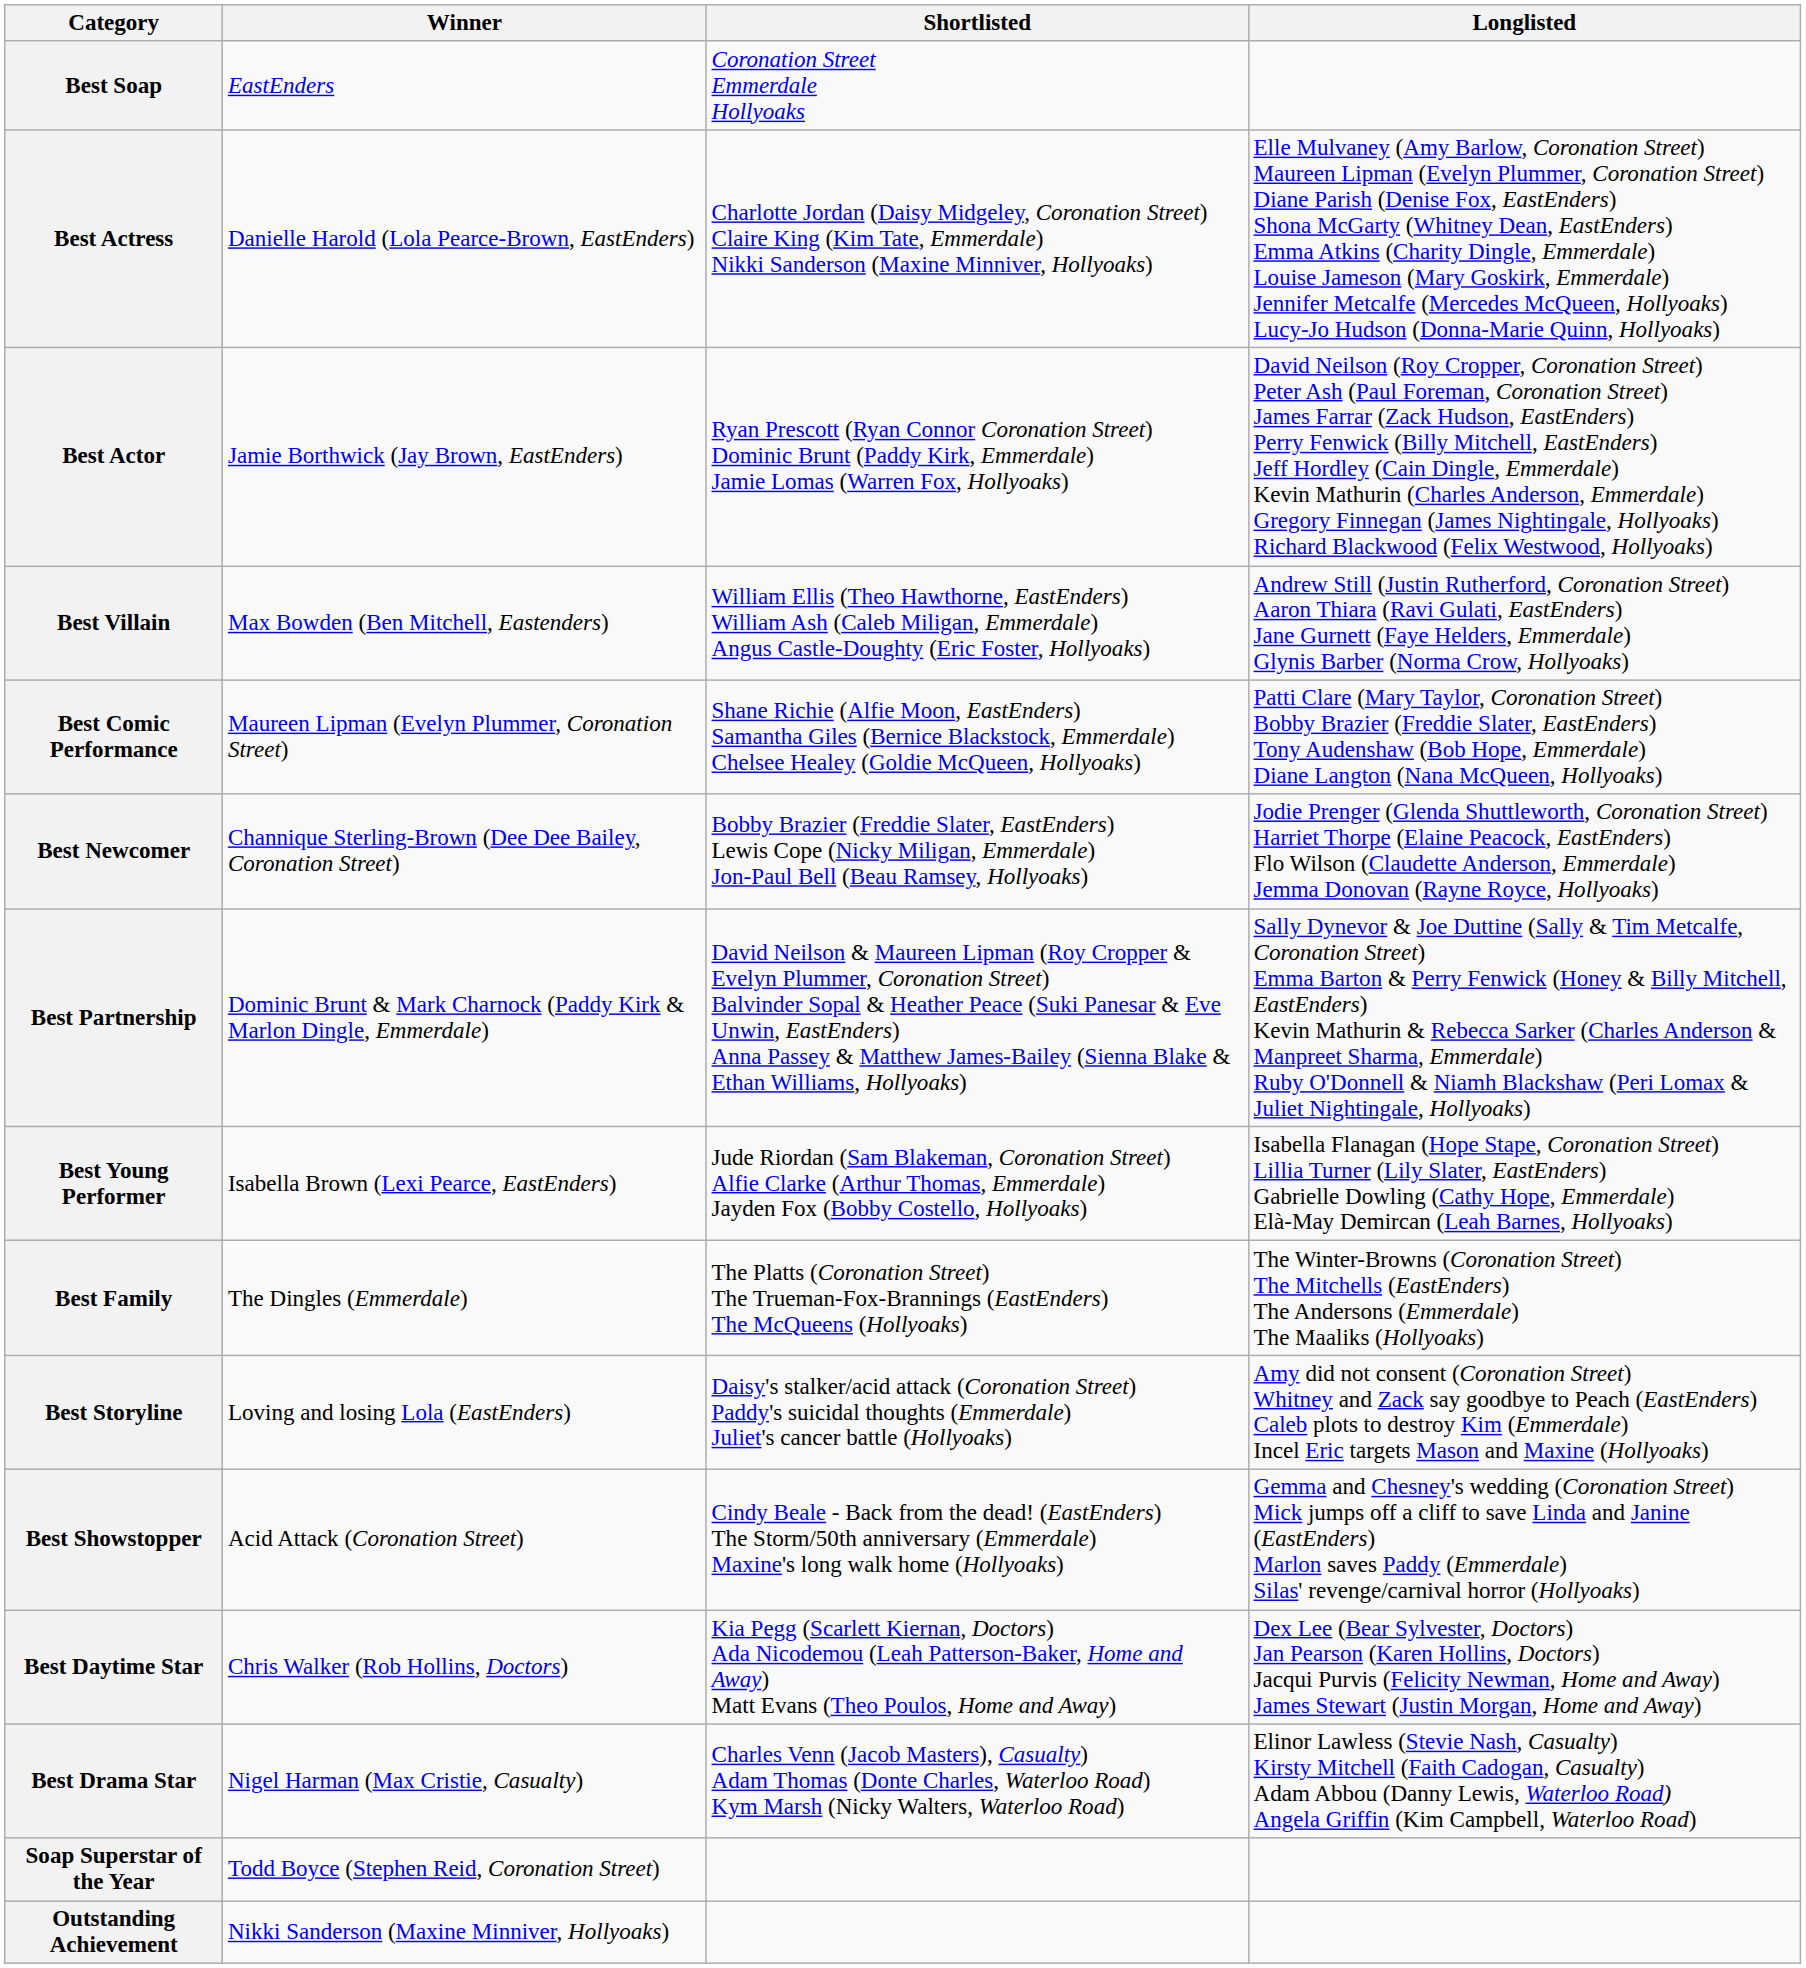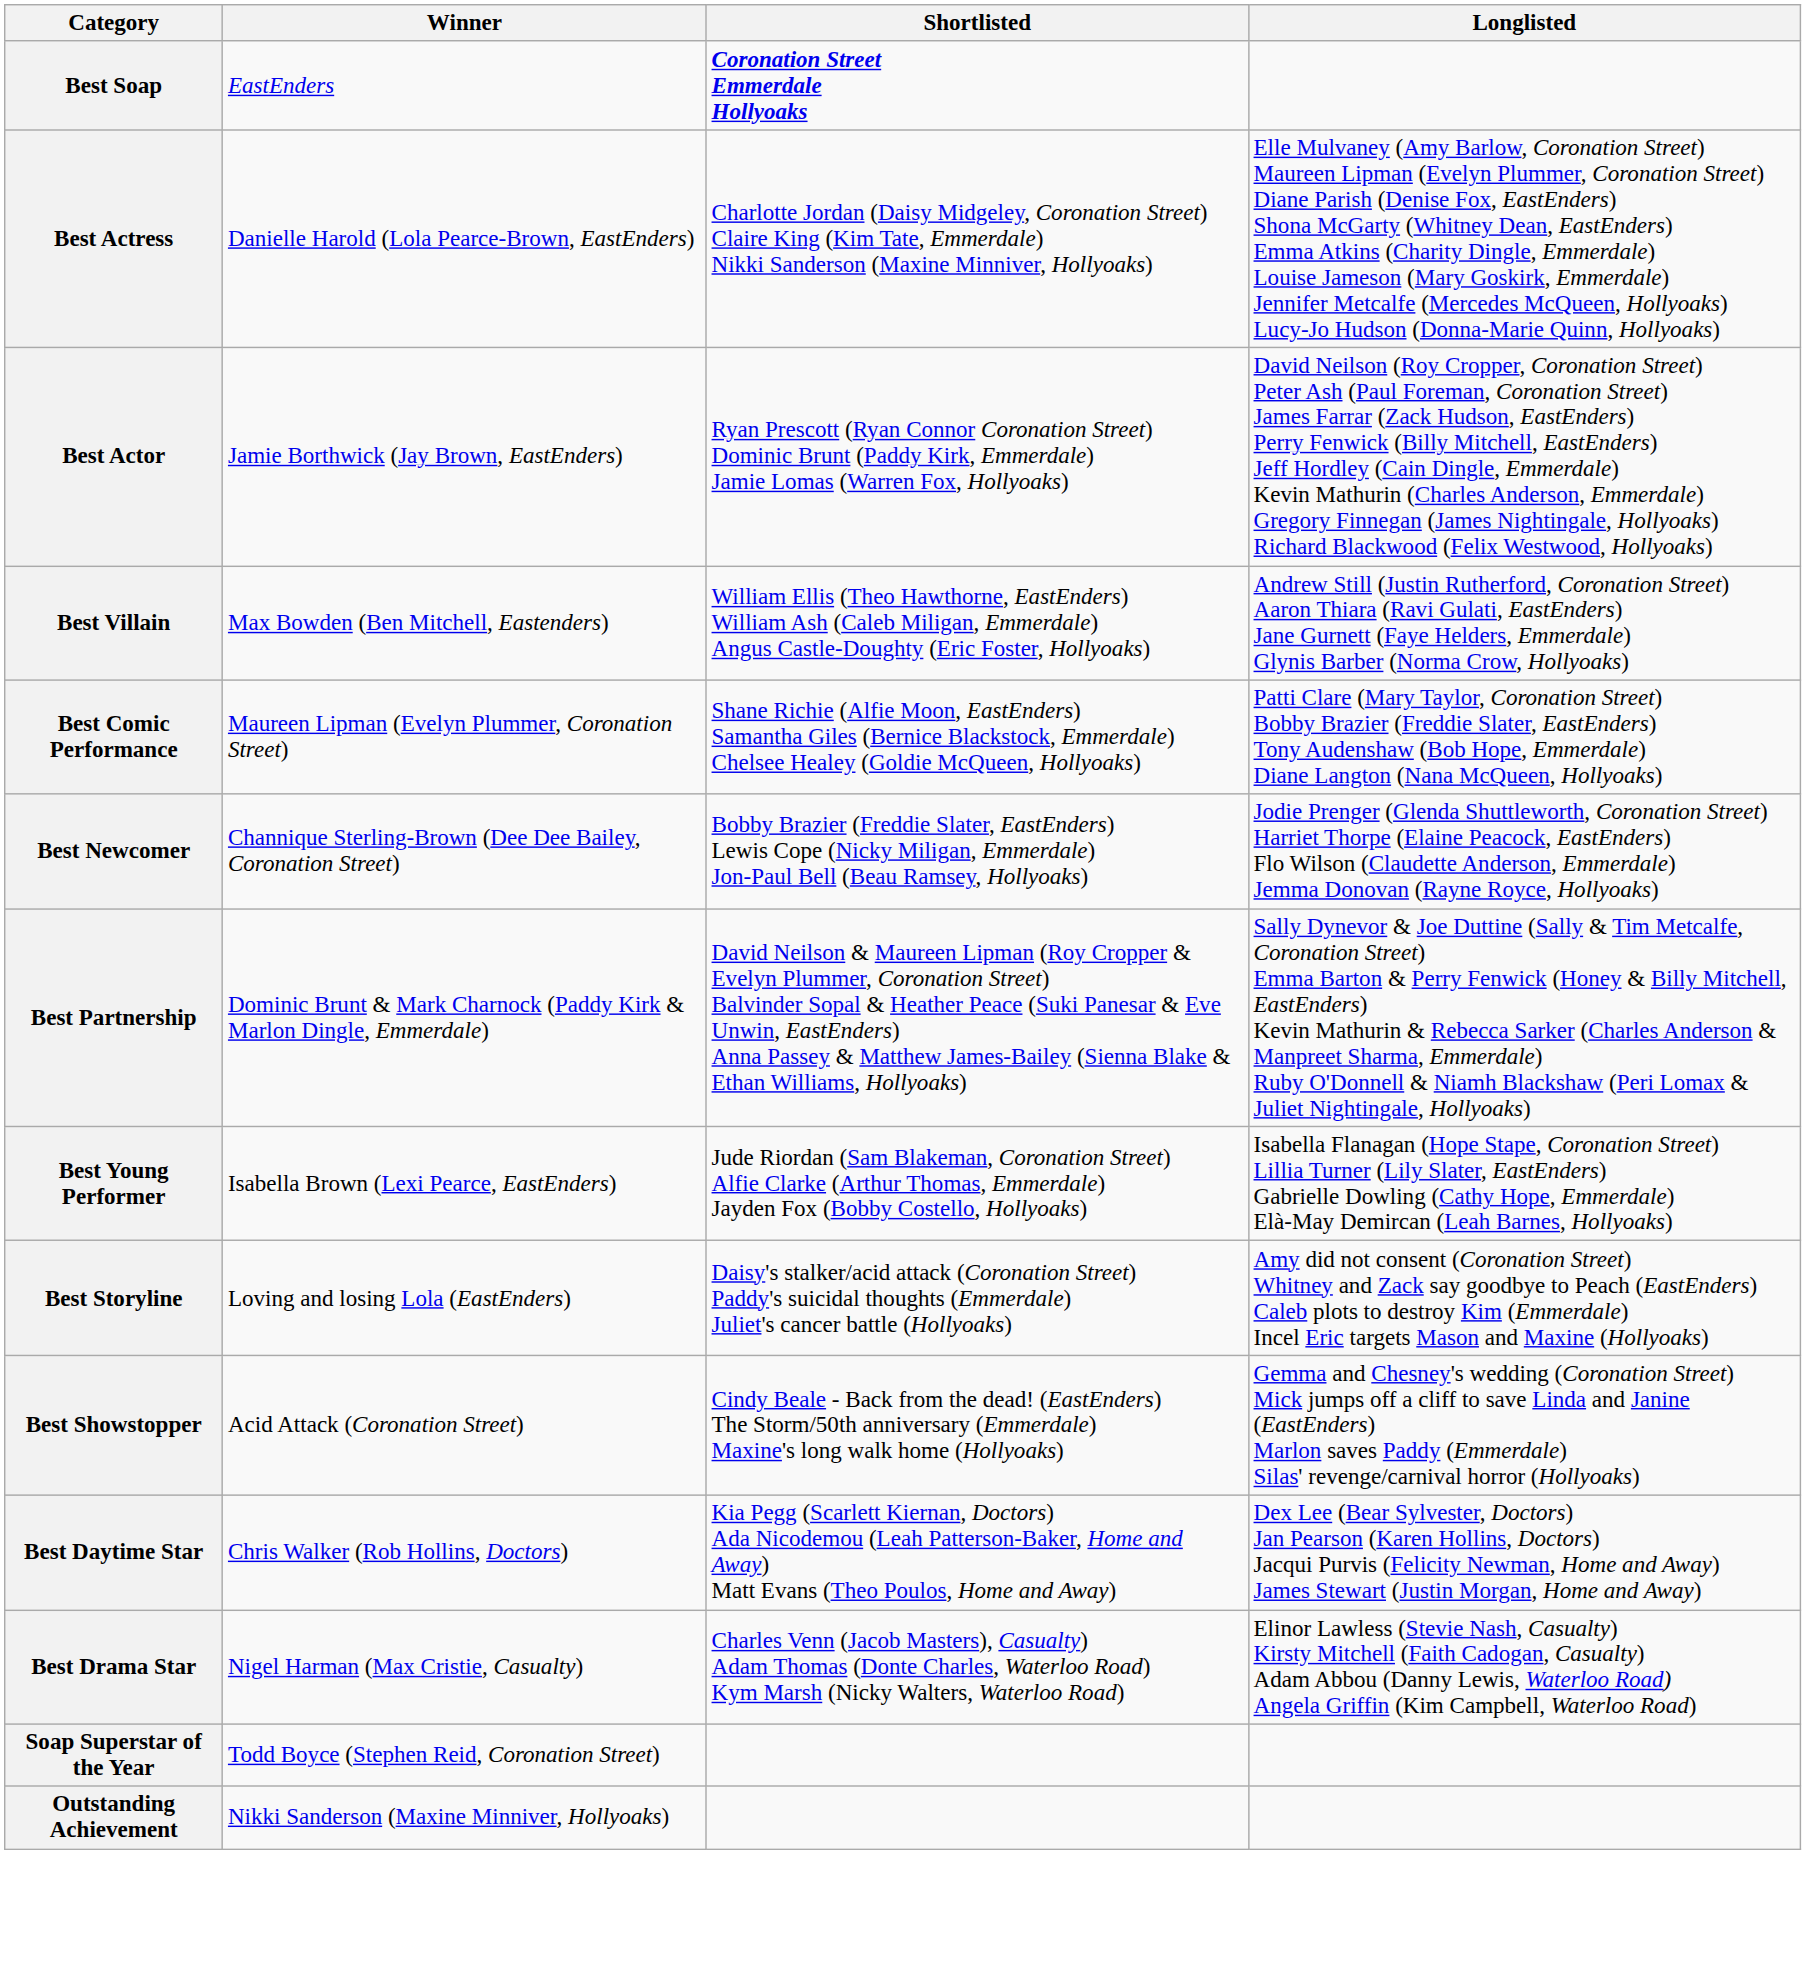(794, 85) normal -> (796, 85) bold
- row: (114, 1297)
